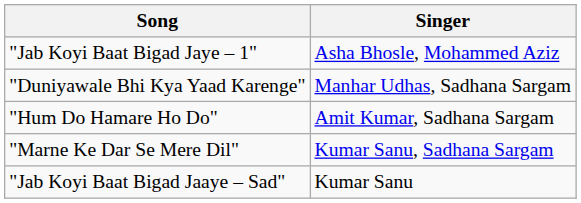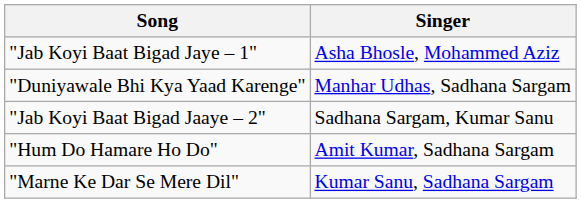+ row: (137, 117)
- row: (147, 182)
